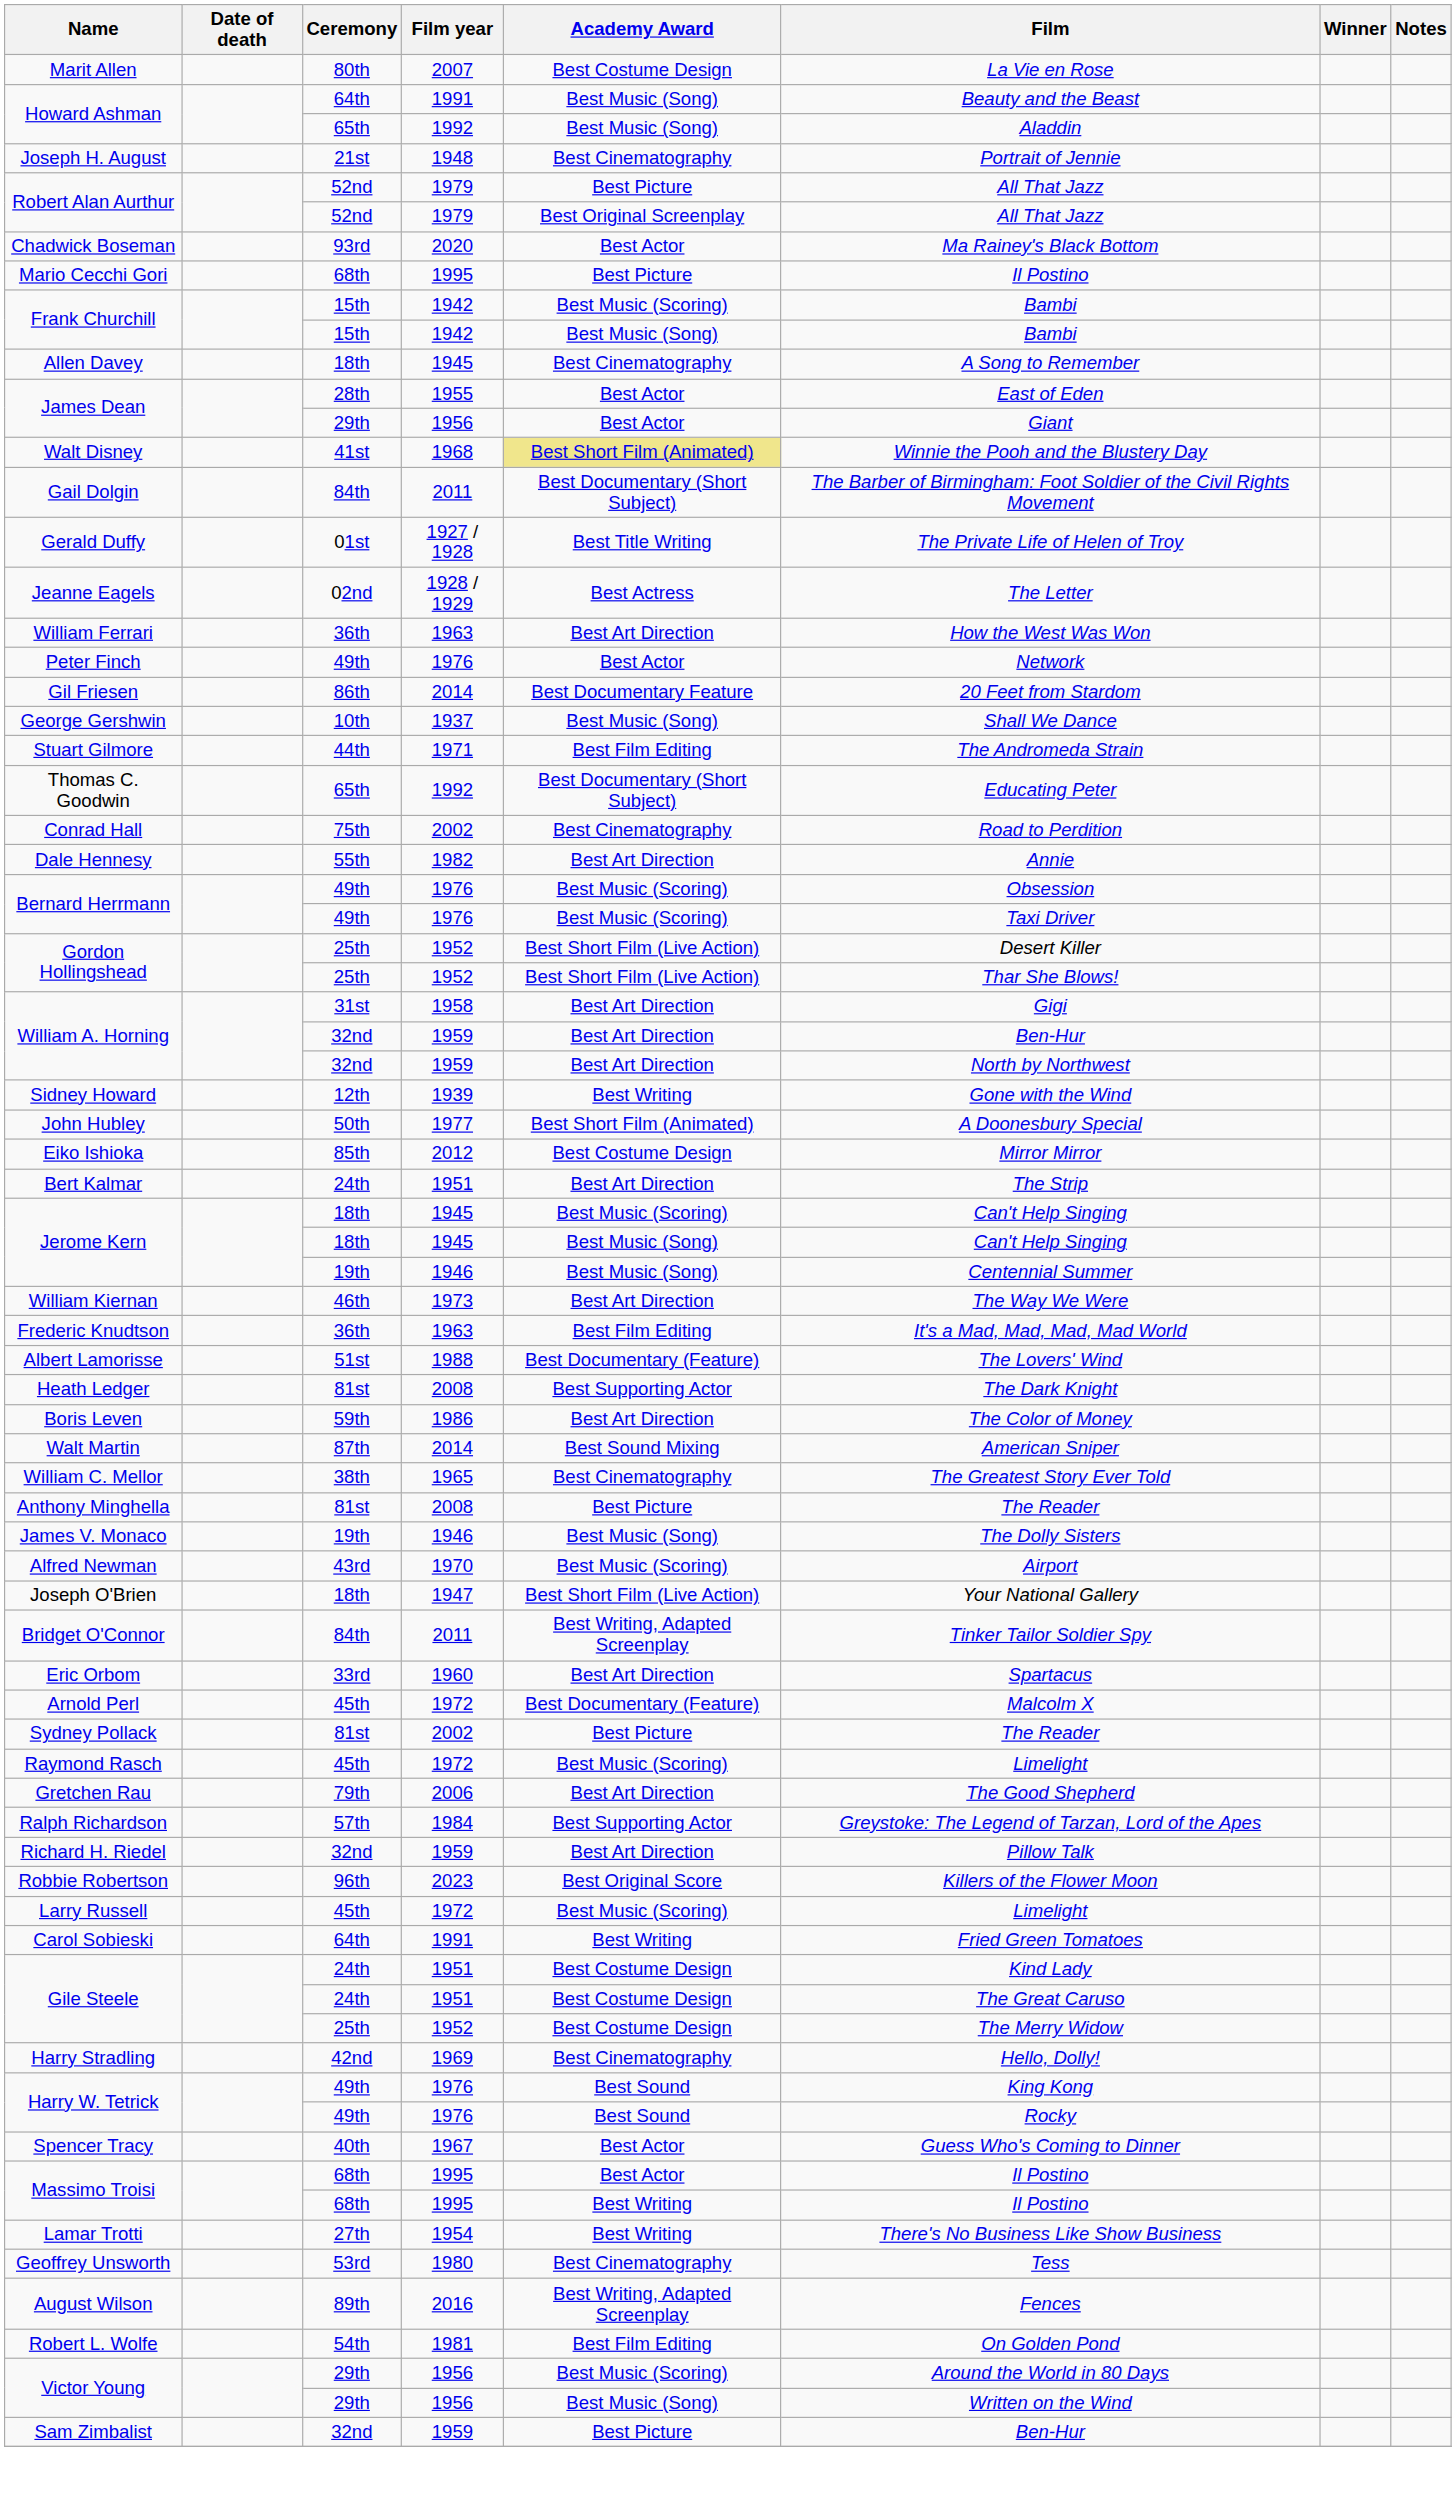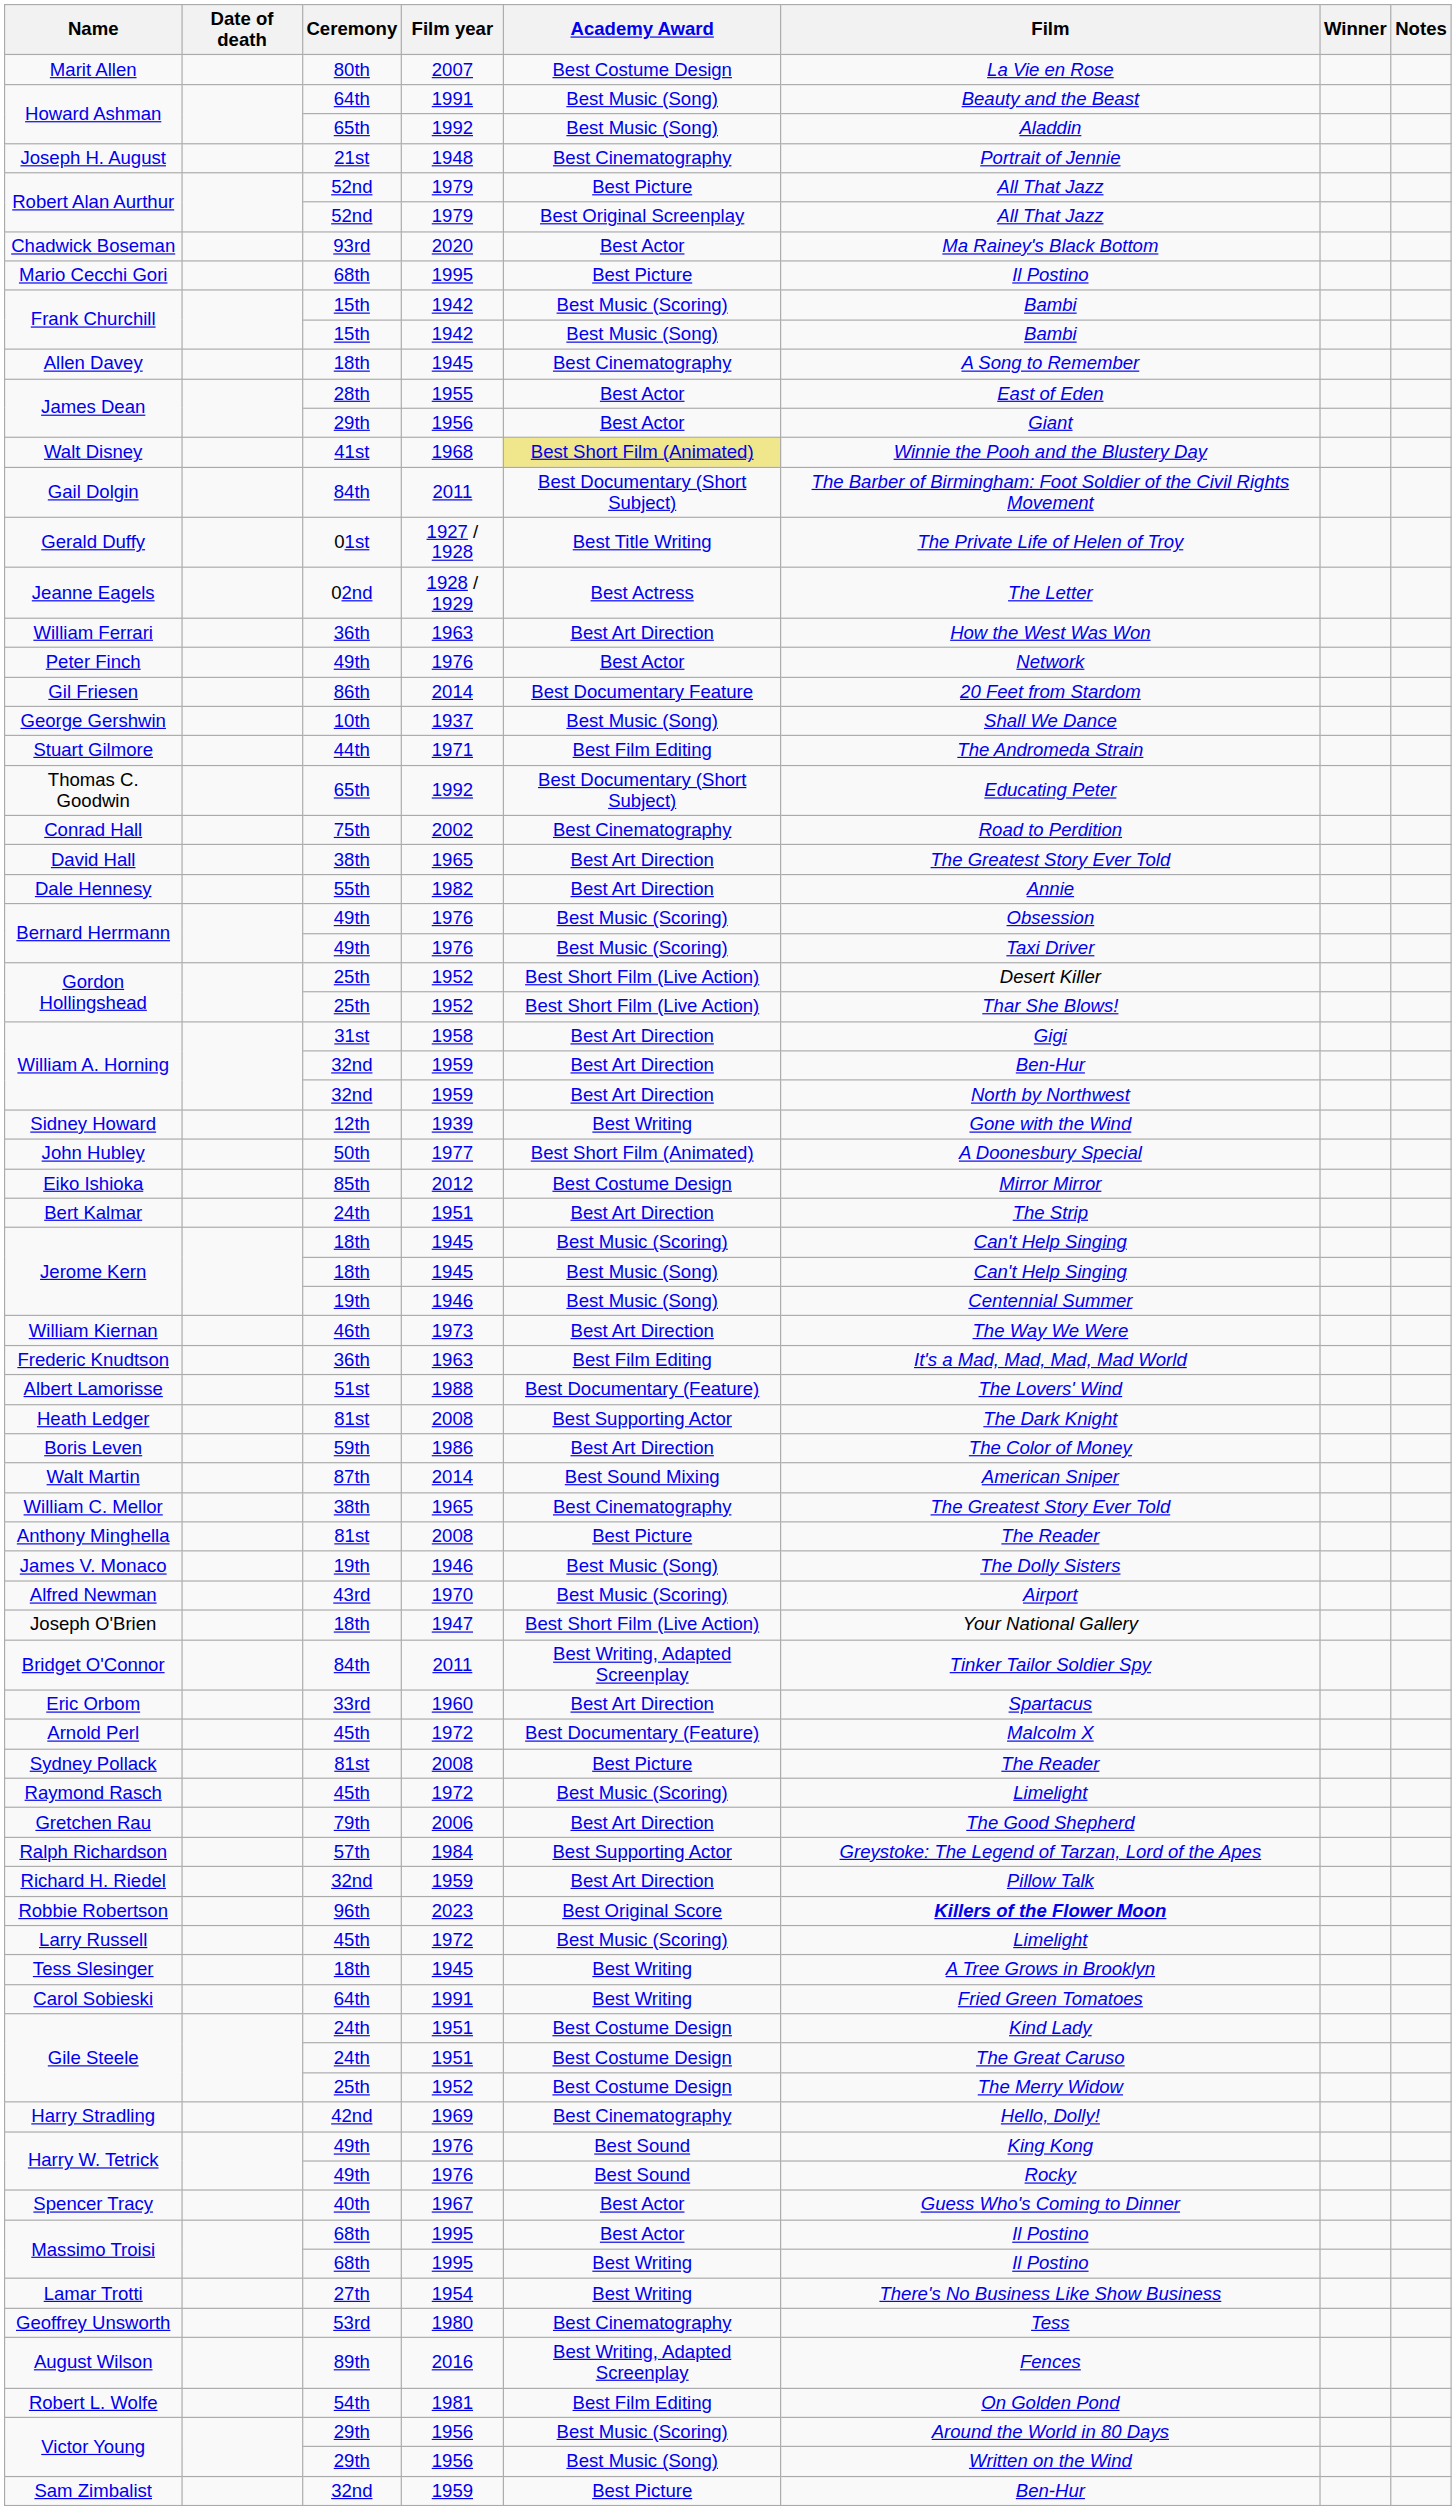+ row: (93, 859)
(452, 1733) 2002 -> (452, 1763) 2008
(1050, 1881) normal -> (1050, 1910) bold
+ row: (93, 1969)
